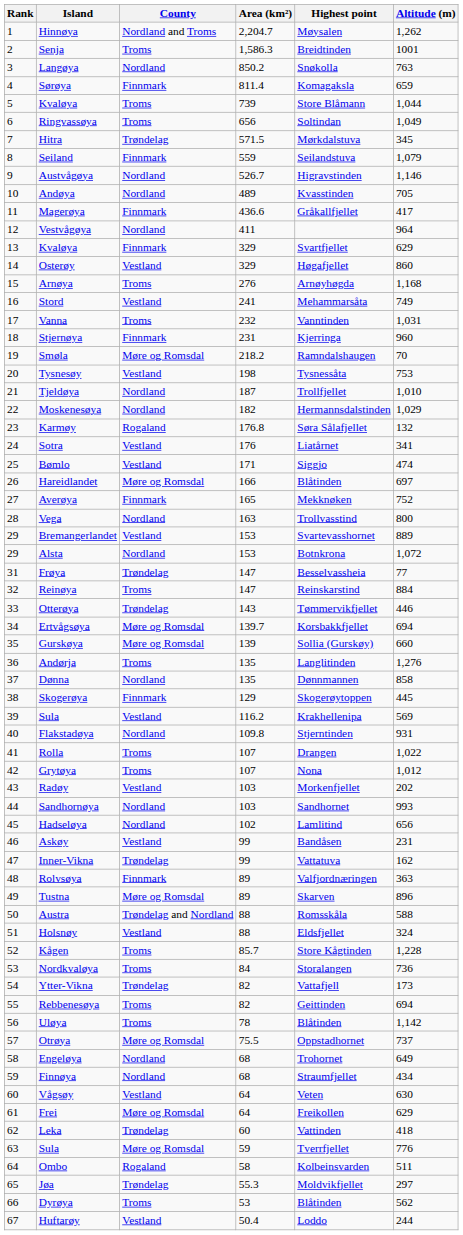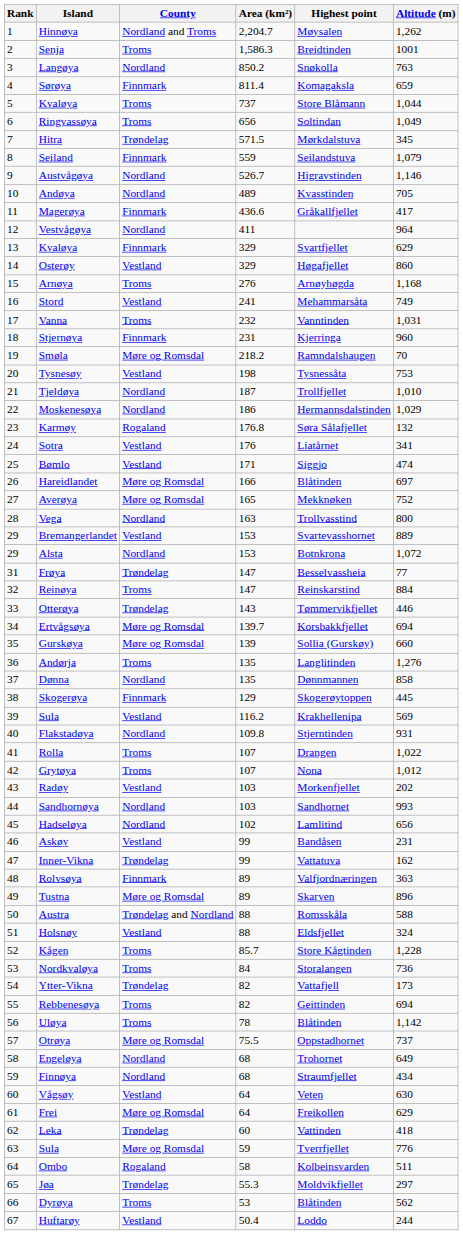(247, 103) 739 -> (247, 103) 737
(247, 409) 182 -> (247, 409) 186
(144, 499) Finnmark -> (163, 499) Møre og Romsdal
